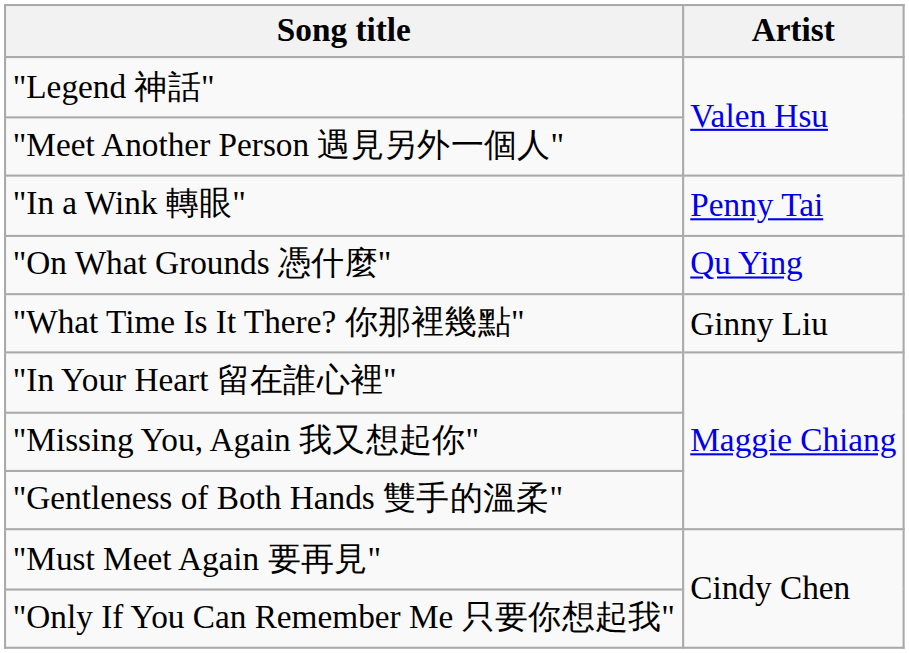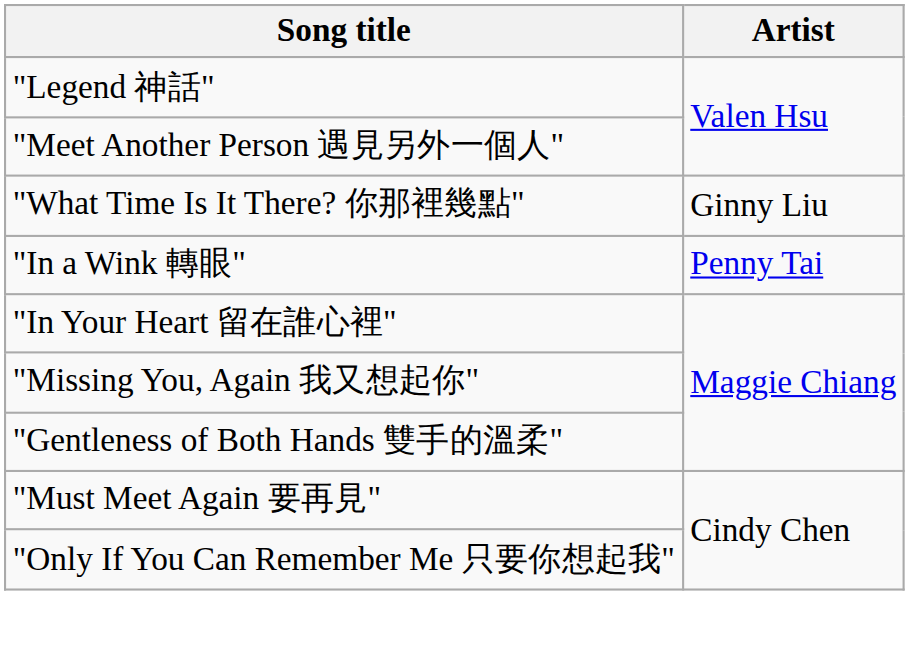rows swapped: (129, 203) <-> (269, 321)
- row: (202, 262)
